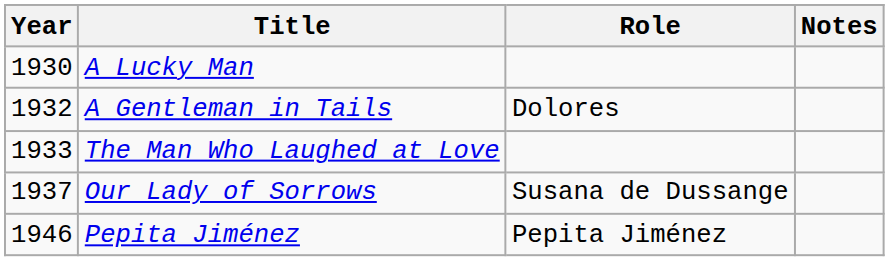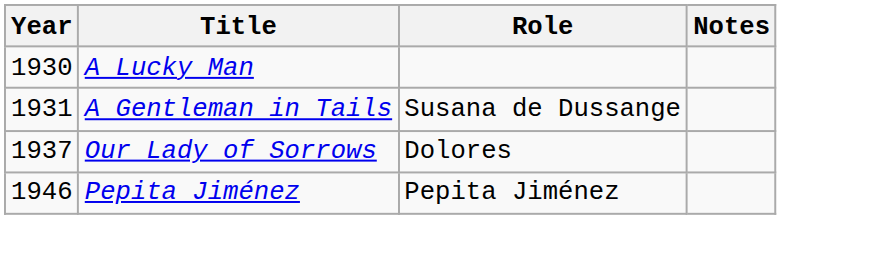(42, 109) 1932 -> (42, 109) 1931
(566, 109) Dolores -> (543, 109) Susana de Dussange
- row: (292, 151)
(650, 193) Susana de Dussange -> (458, 151) Dolores
